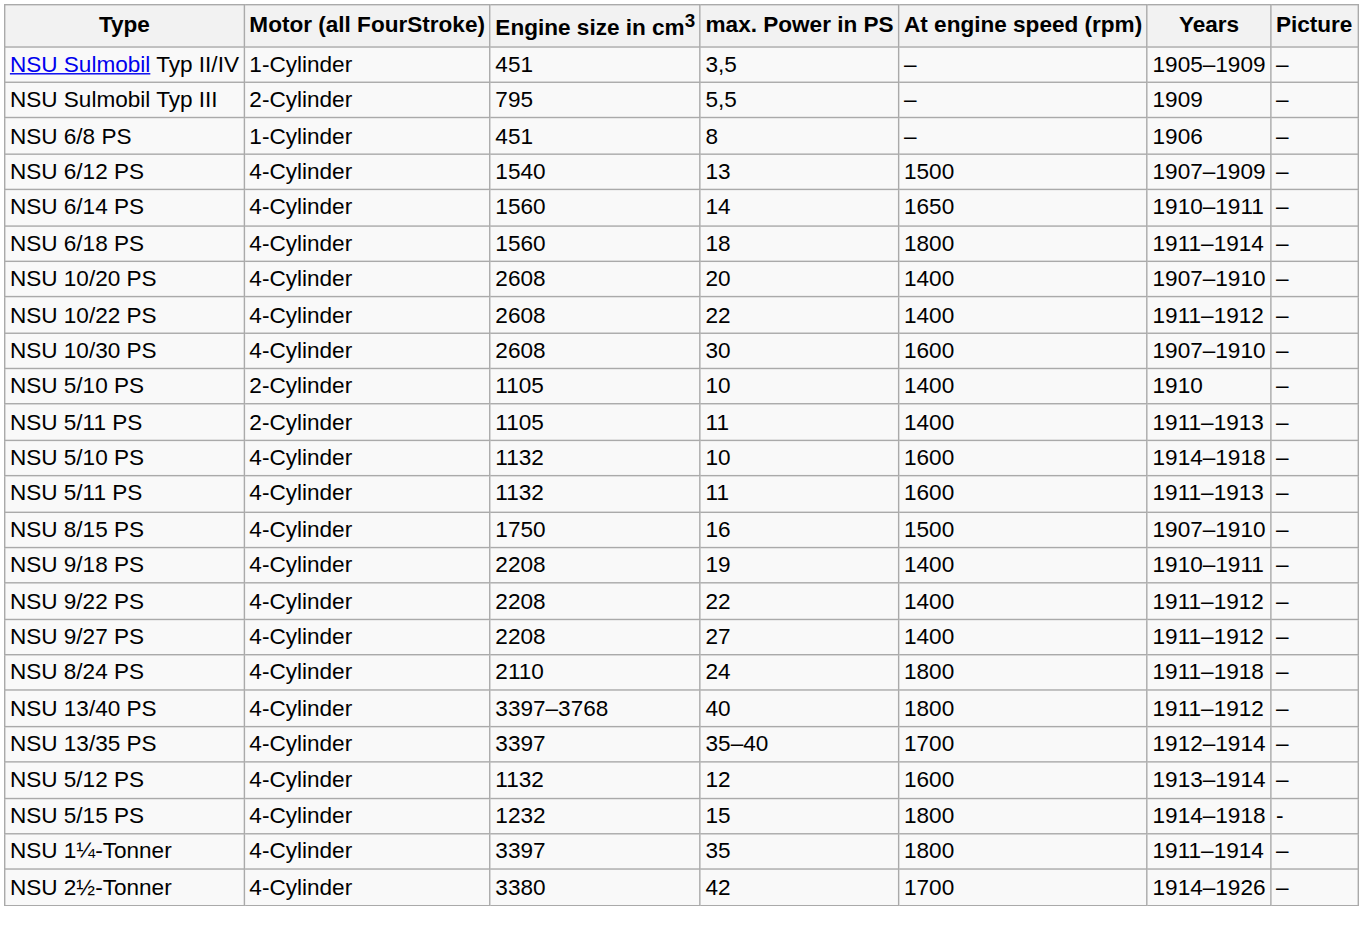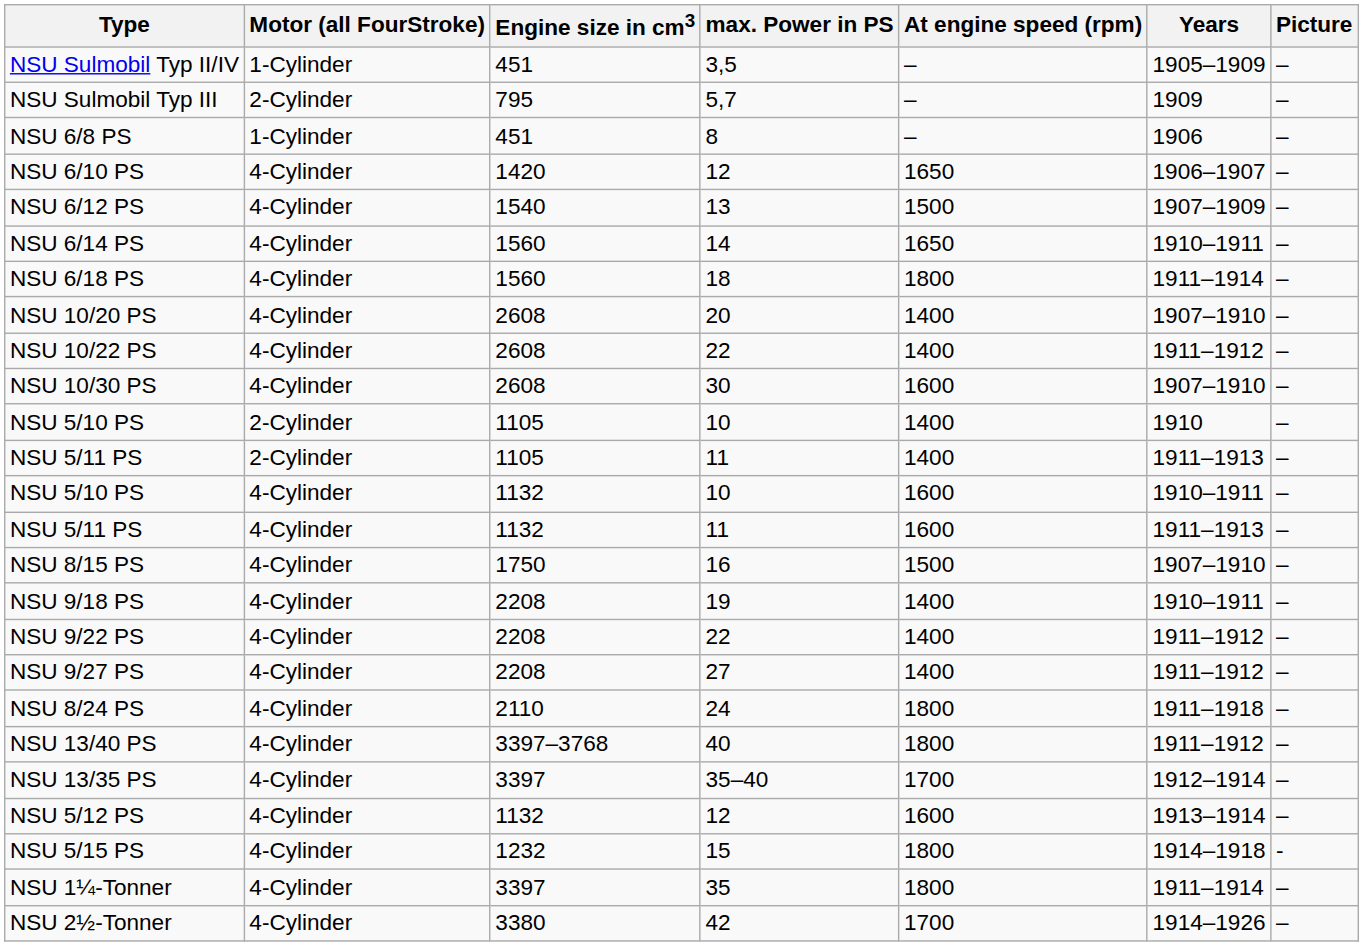(721, 100) 5,5 -> (721, 100) 5,7
+ row: (77, 171)
(1209, 457) 1914–1918 -> (1208, 493) 1910–1911
